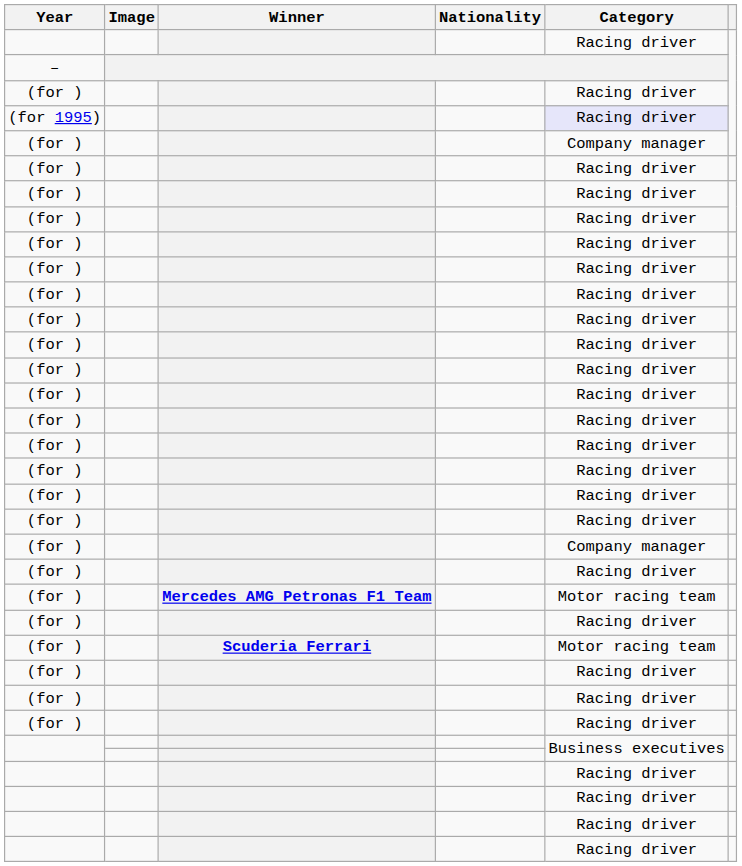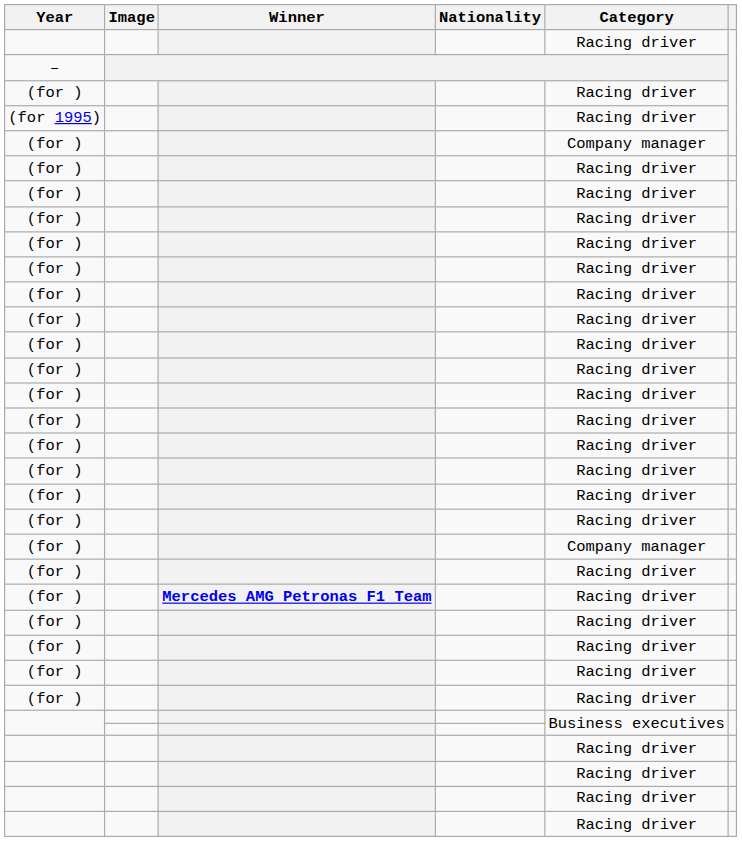(637, 118) lavender background -> (637, 118) no background
(637, 597) Motor racing team -> (637, 597) Racing driver
- row: (55, 648)
